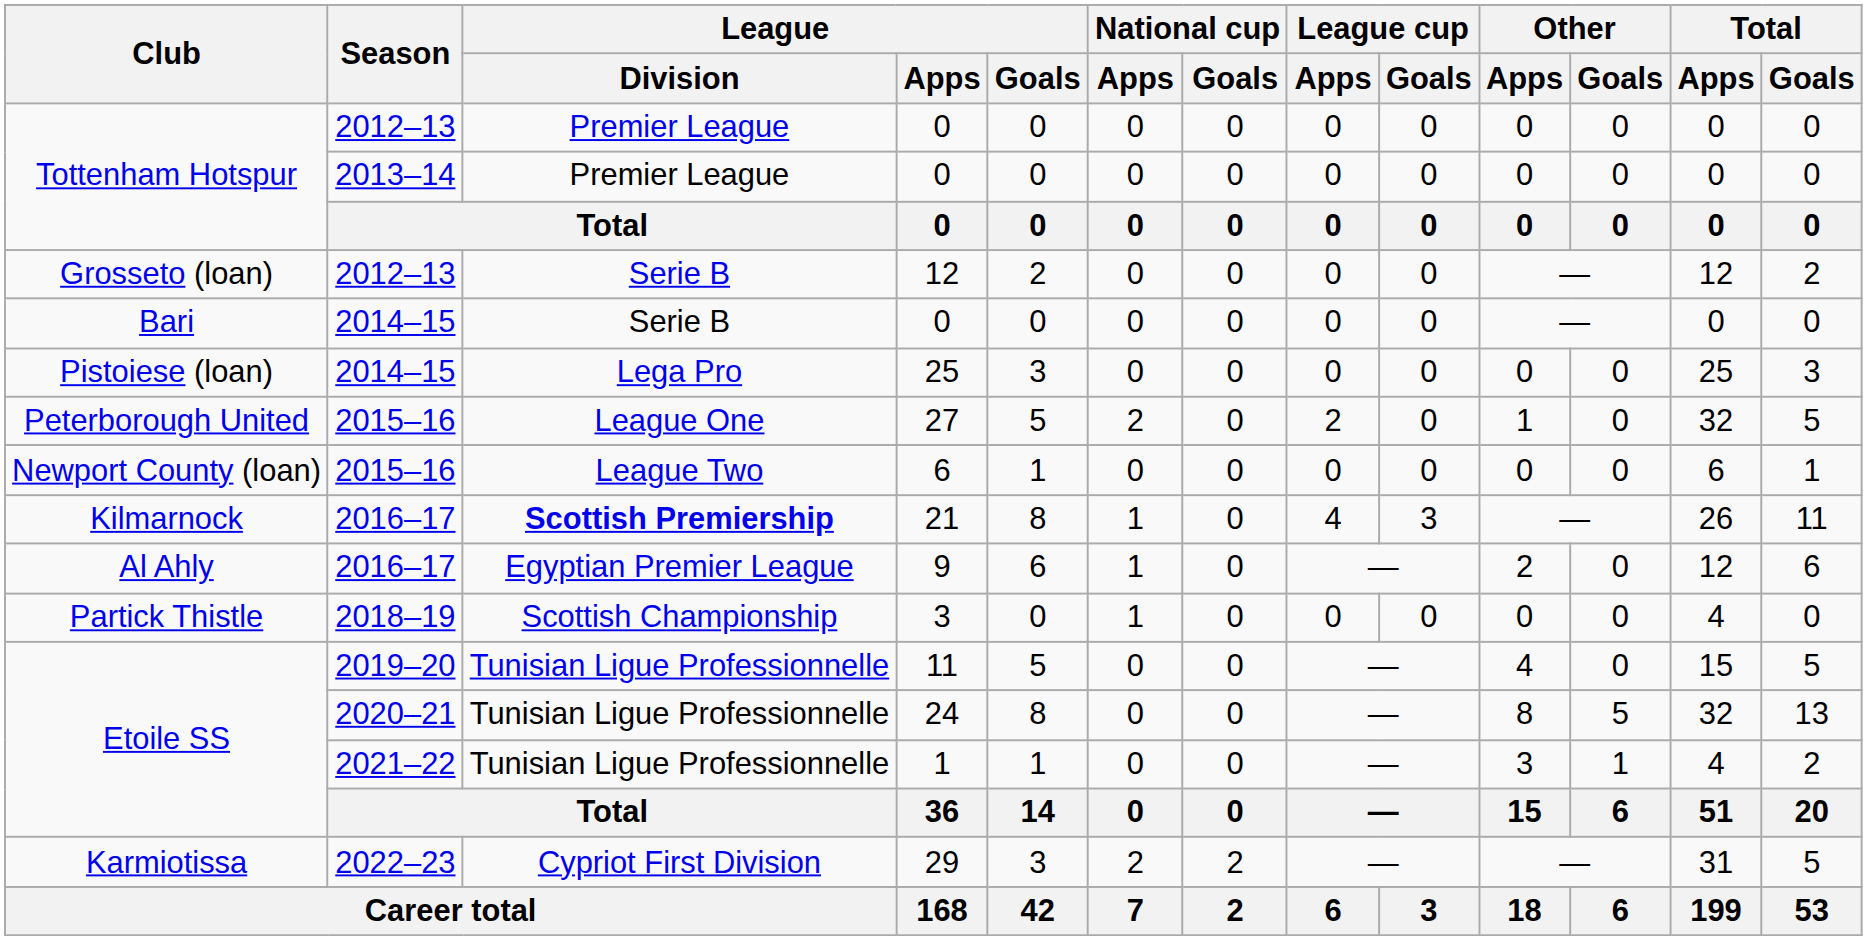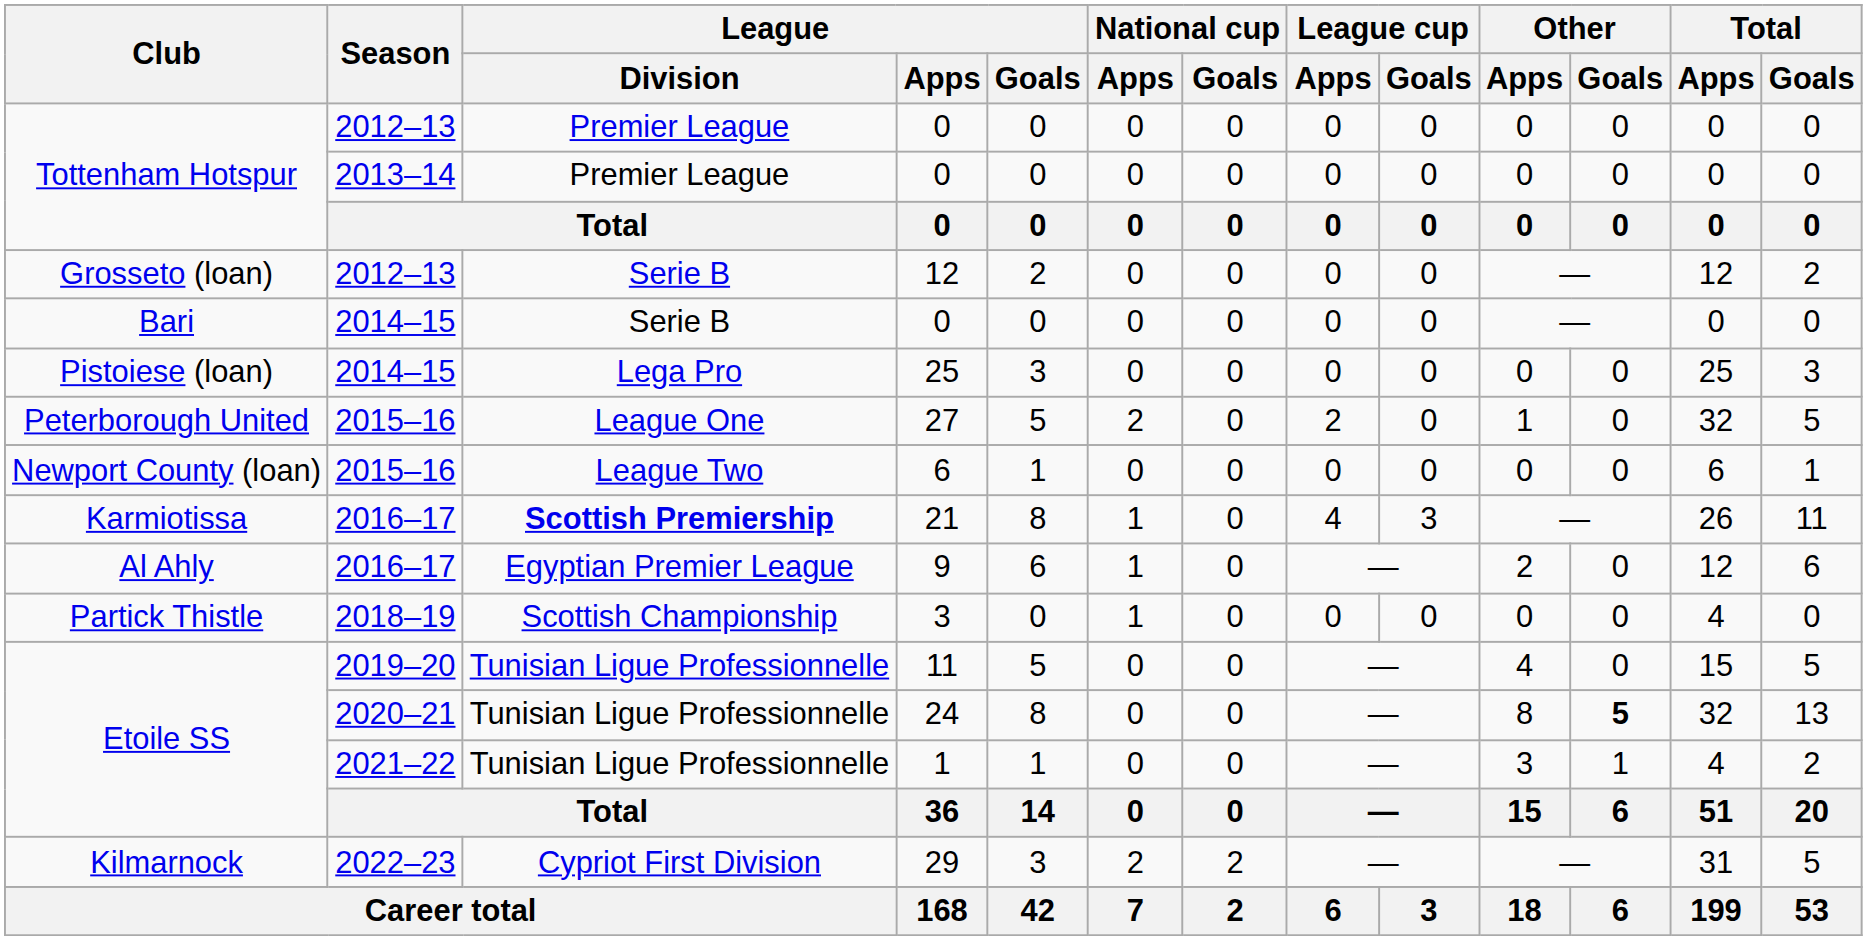(167, 518) Kilmarnock -> (167, 518) Karmiotissa
(1620, 714) normal -> (1620, 714) bold
(167, 861) Karmiotissa -> (167, 861) Kilmarnock
